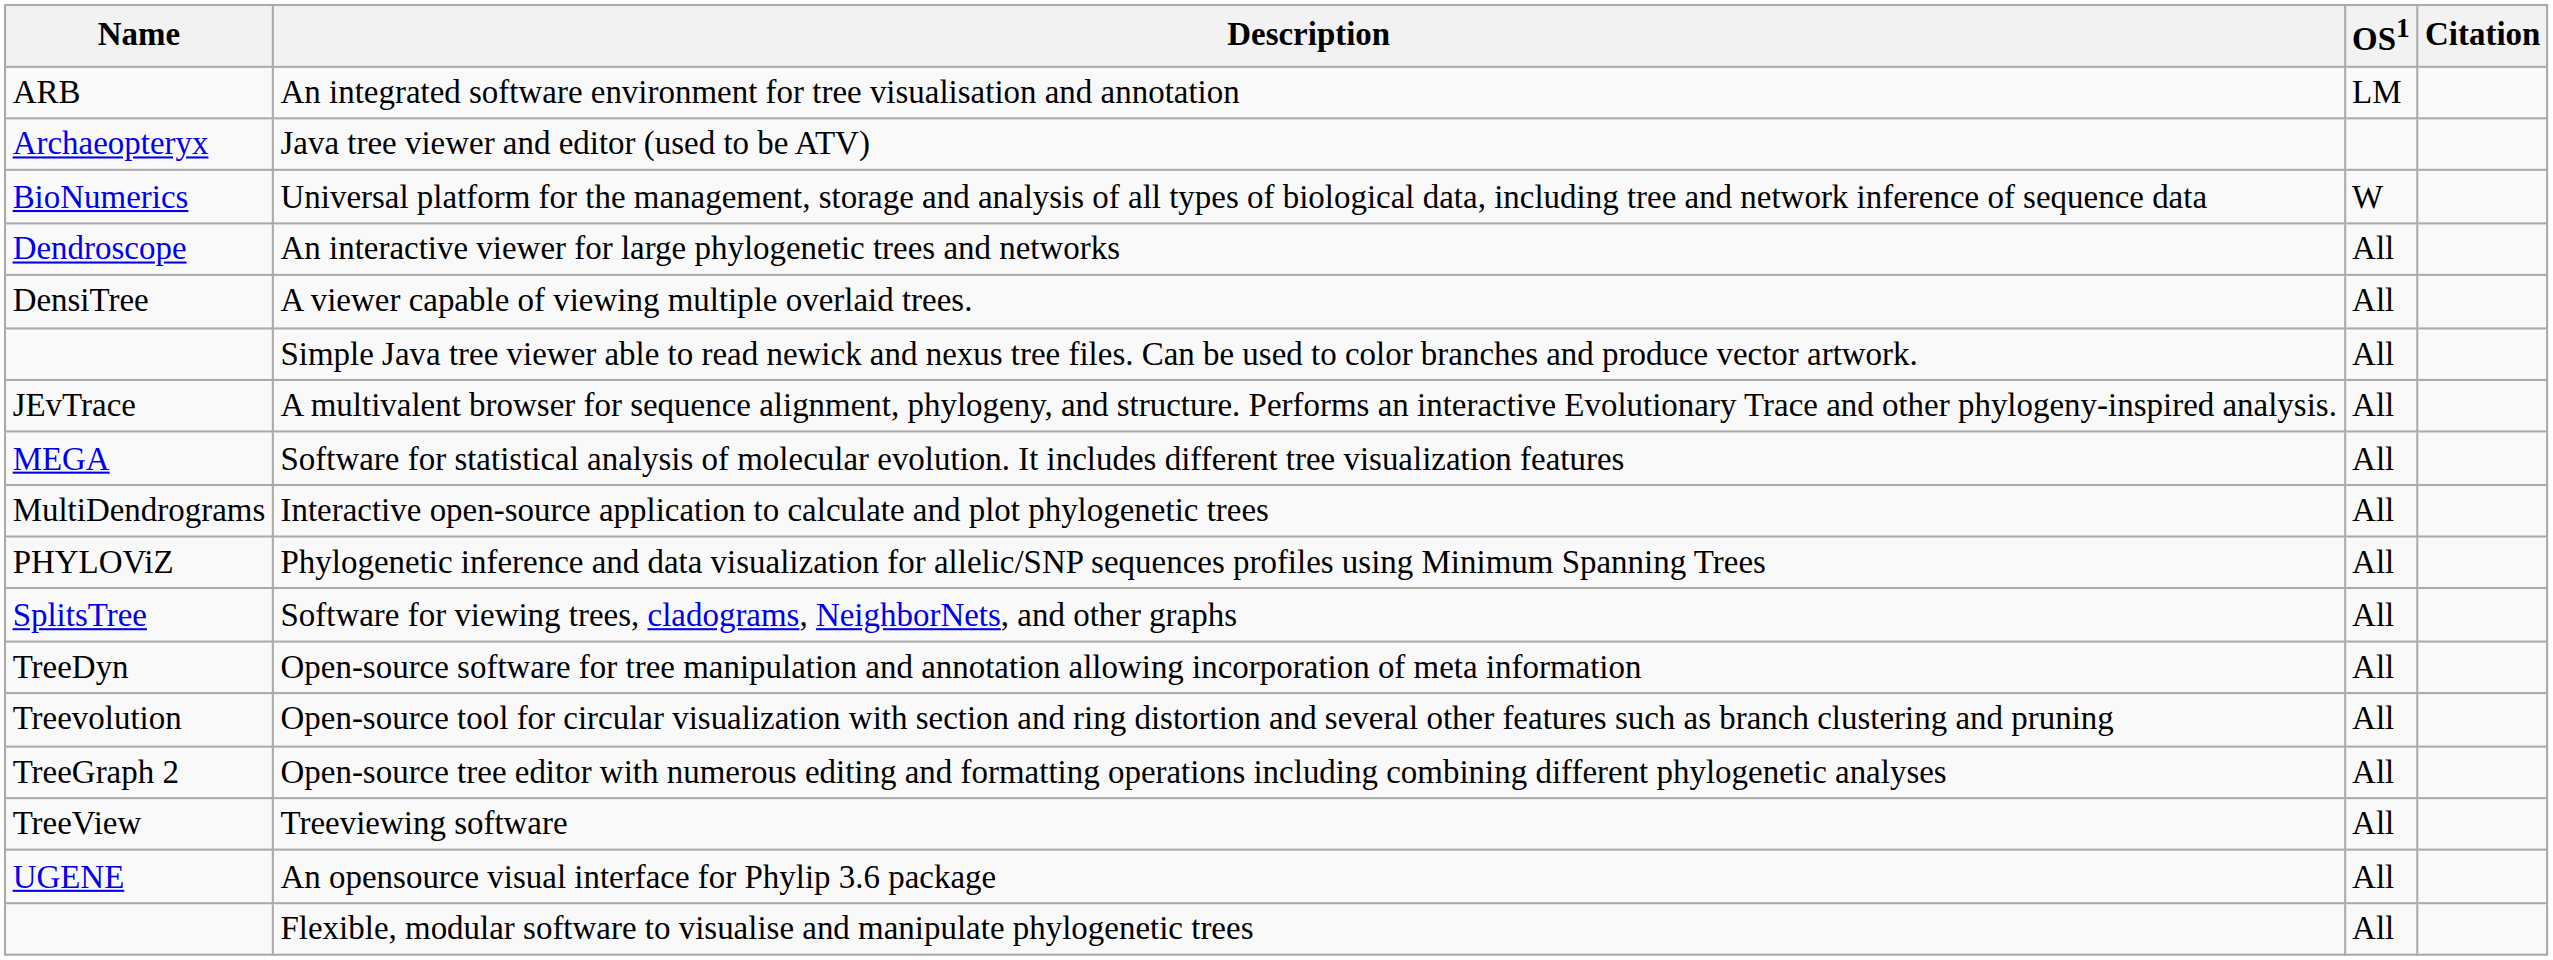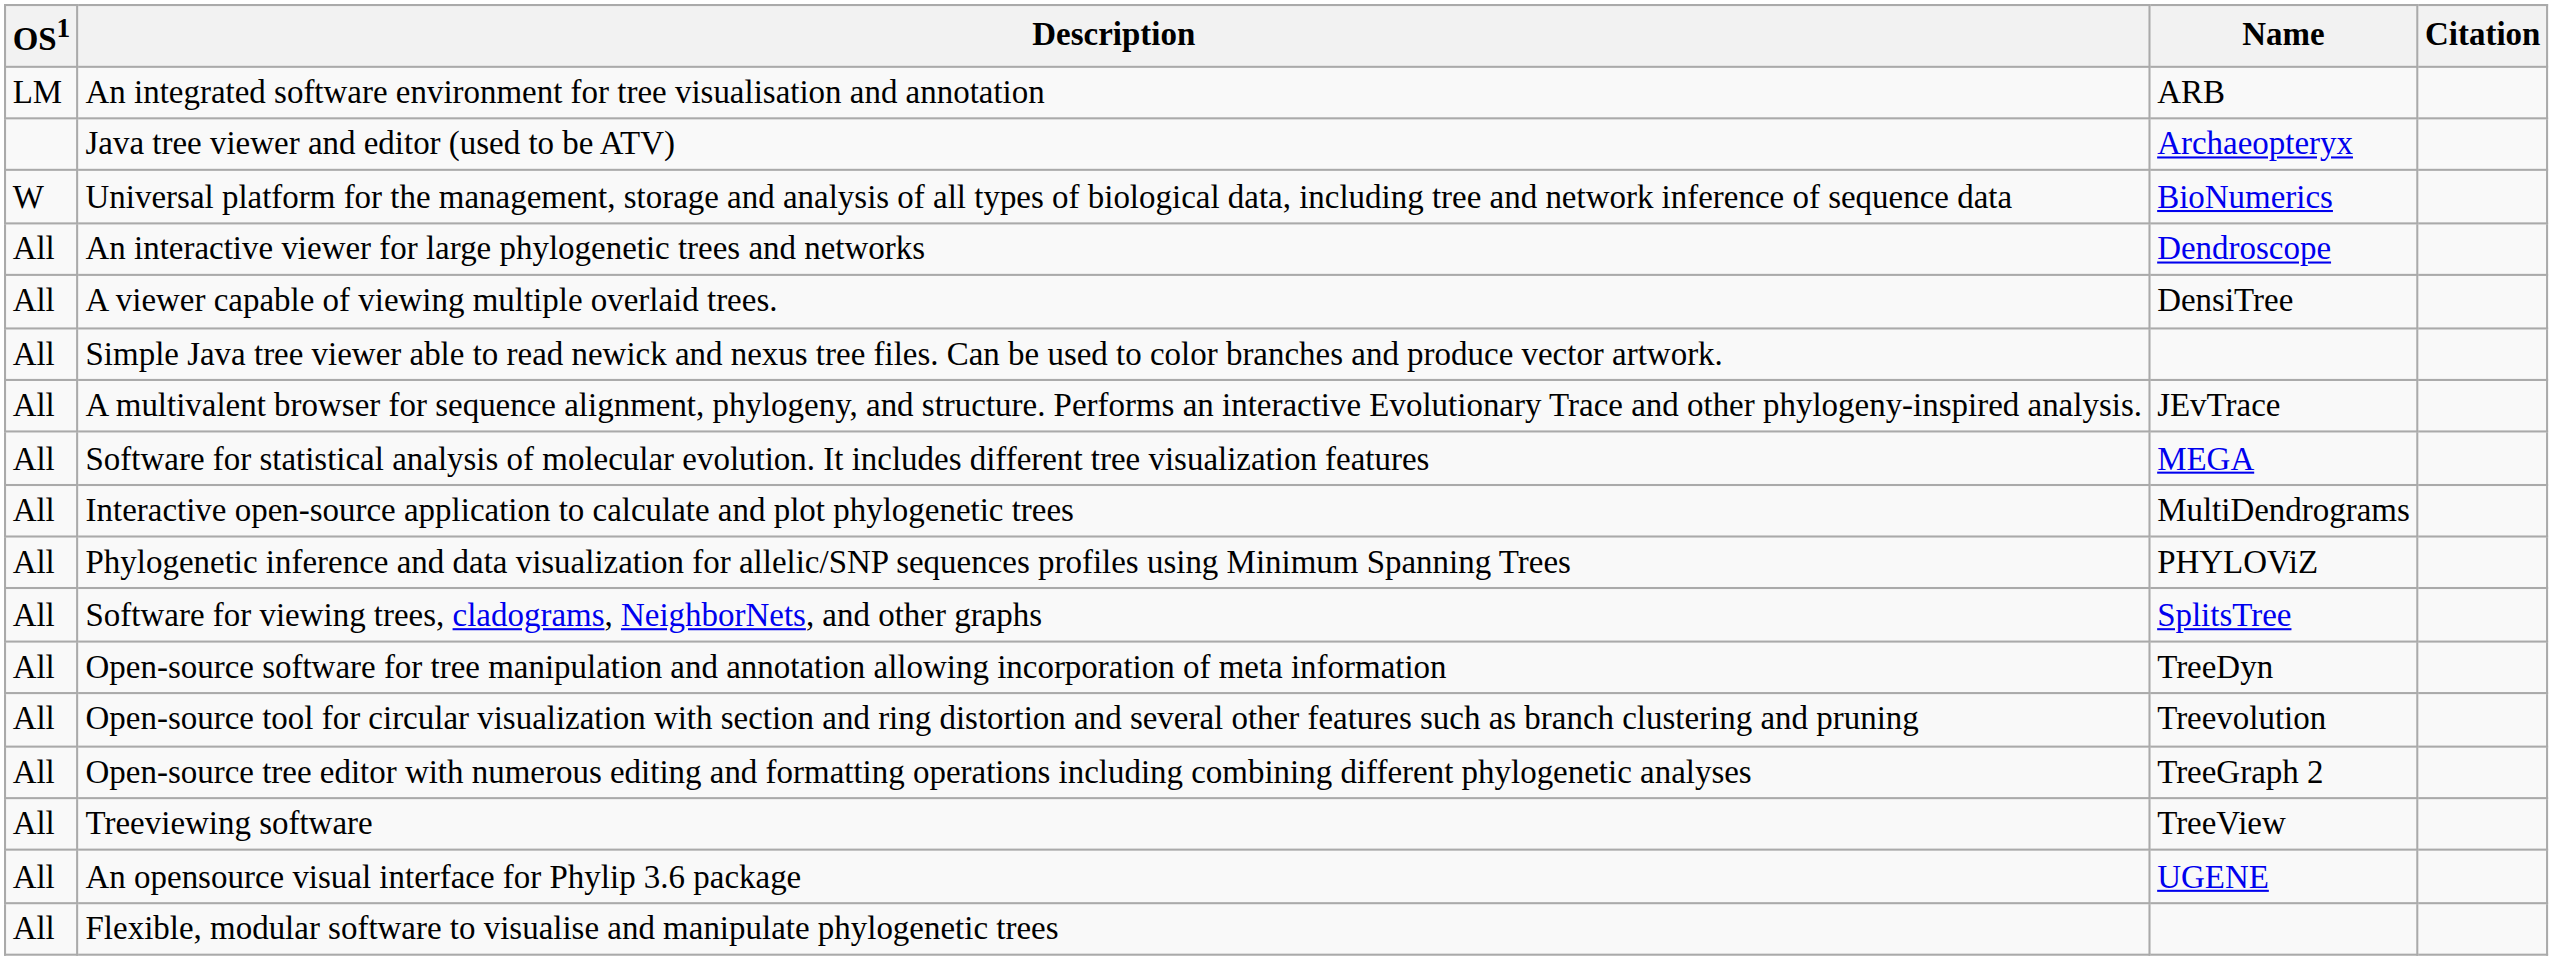columns swapped: (139, 35) <-> (2381, 35)
